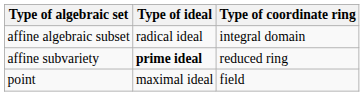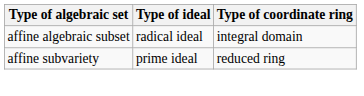(169, 58) bold -> (167, 58) normal
- row: (22, 79)
